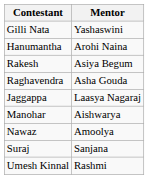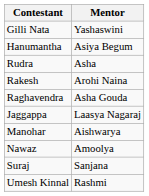(101, 47) Arohi Naina -> (103, 47) Asiya Begum
+ row: (20, 64)
(103, 64) Asiya Begum -> (101, 81) Arohi Naina
